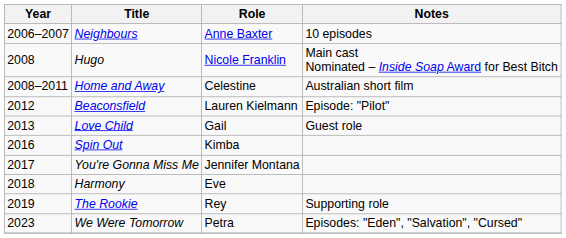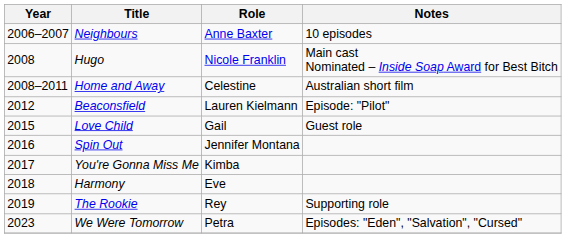(21, 125) 2013 -> (21, 125) 2015
(222, 145) Kimba -> (252, 145) Jennifer Montana
(252, 164) Jennifer Montana -> (222, 164) Kimba
